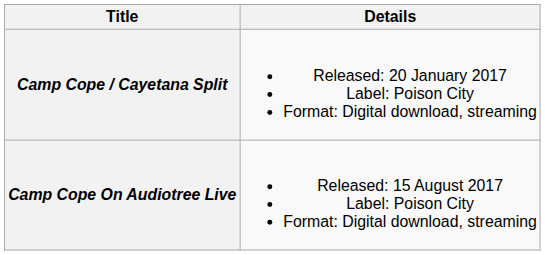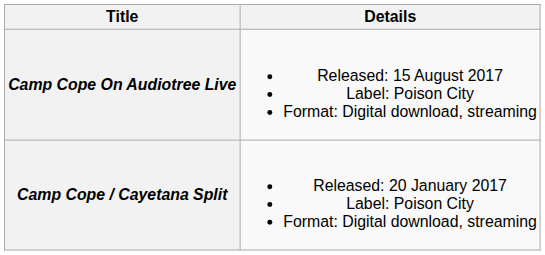rows swapped: (122, 84) <-> (122, 195)
